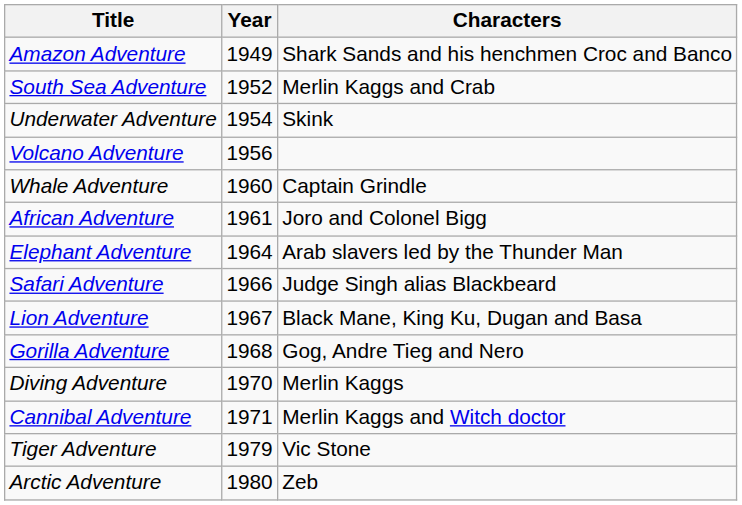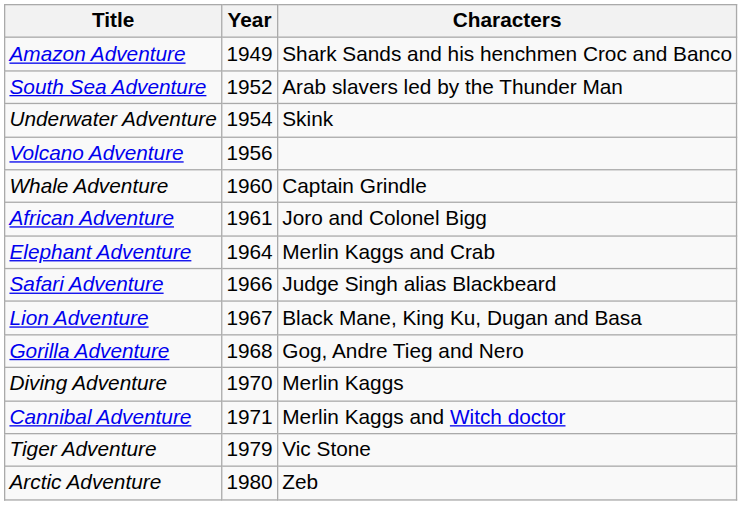(389, 86) Merlin Kaggs and Crab -> (453, 86) Arab slavers led by the Thunder Man
(453, 251) Arab slavers led by the Thunder Man -> (389, 251) Merlin Kaggs and Crab
